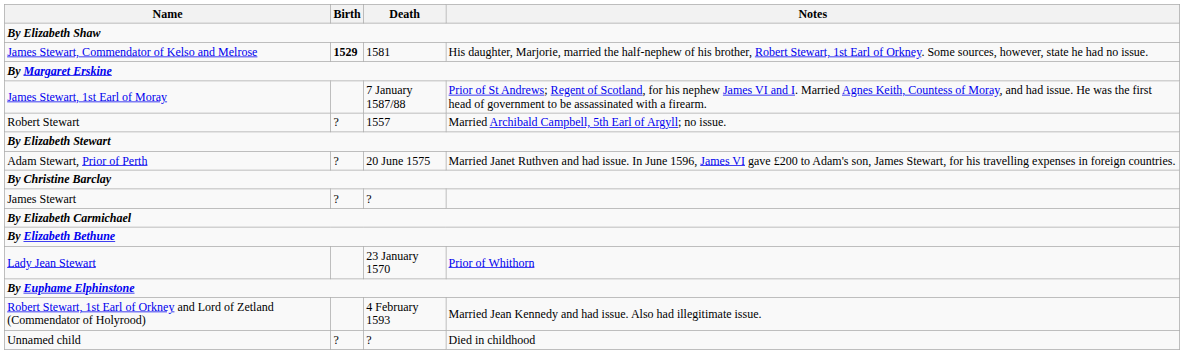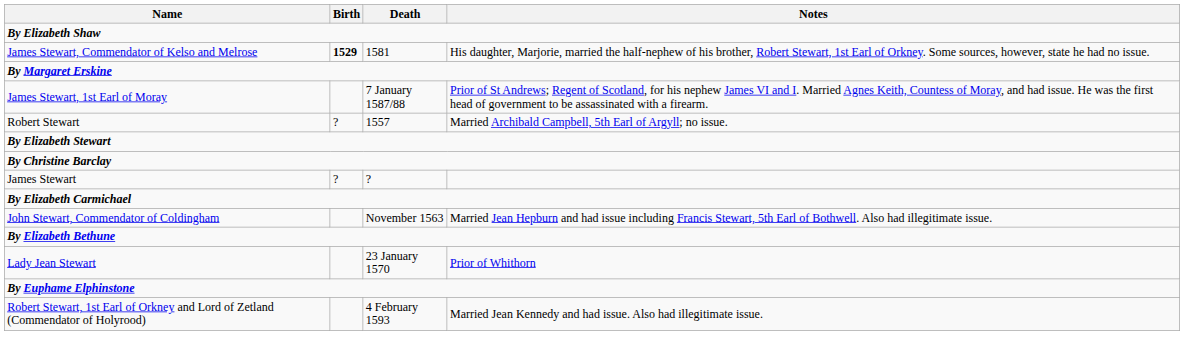- row: (77, 160)
+ row: (113, 217)
- row: (44, 339)
